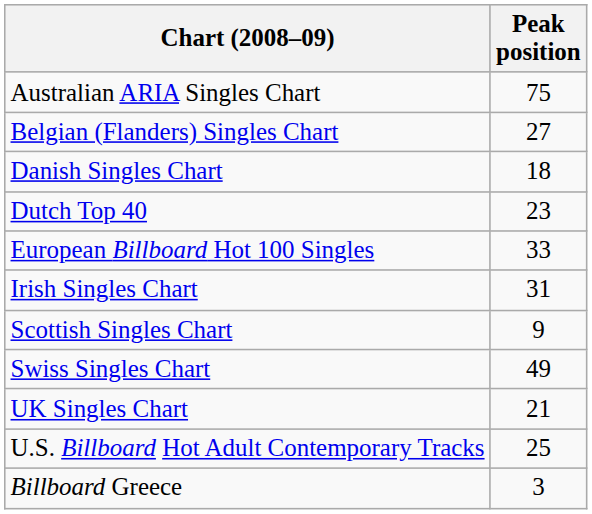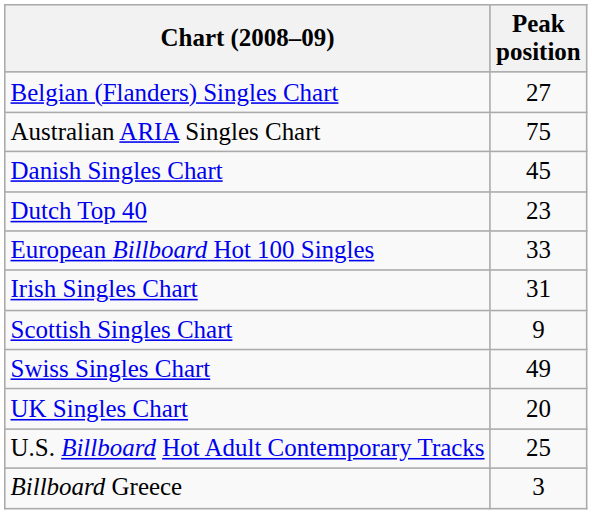rows swapped: (165, 91) <-> (174, 131)
(538, 171) 18 -> (538, 171) 45
(538, 408) 21 -> (538, 408) 20
